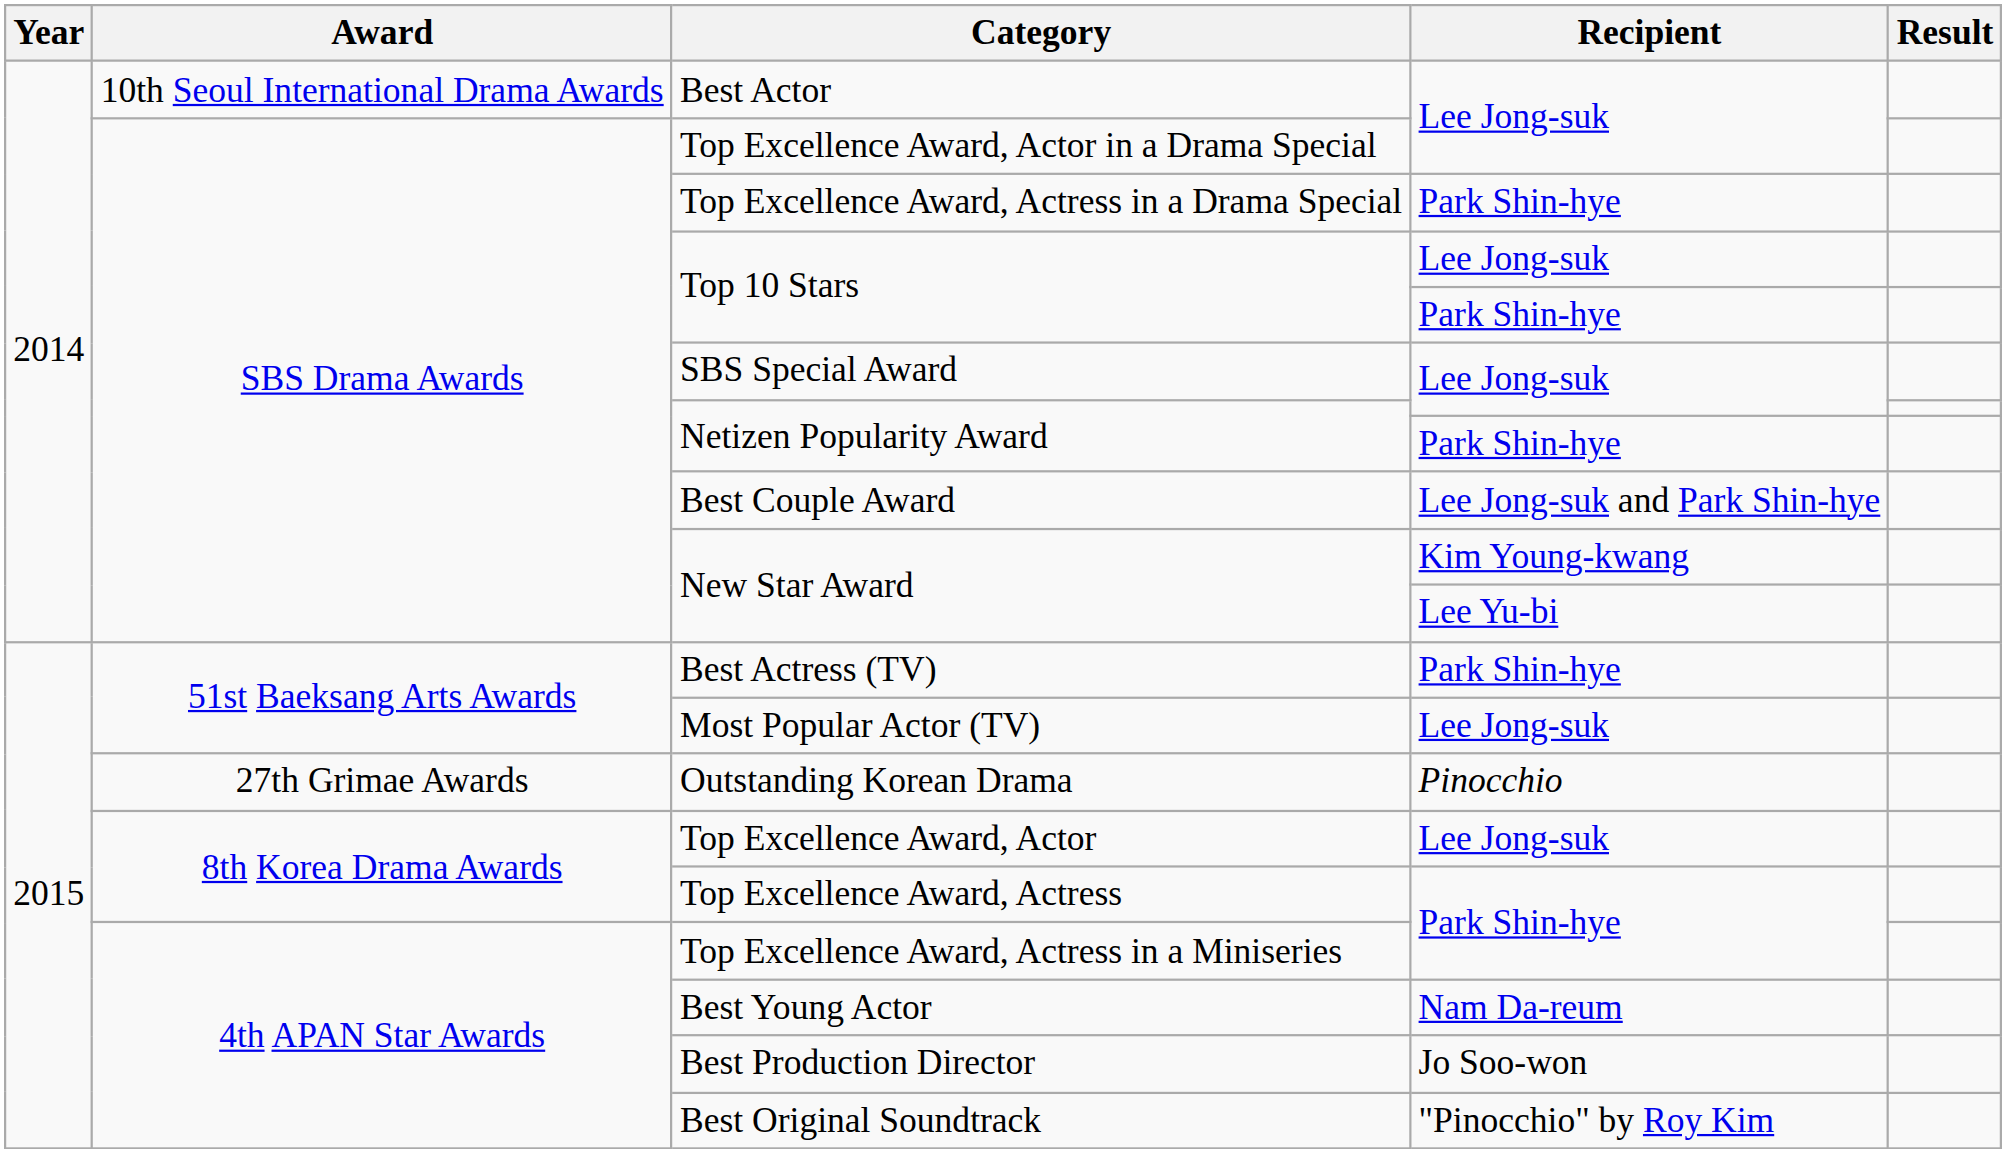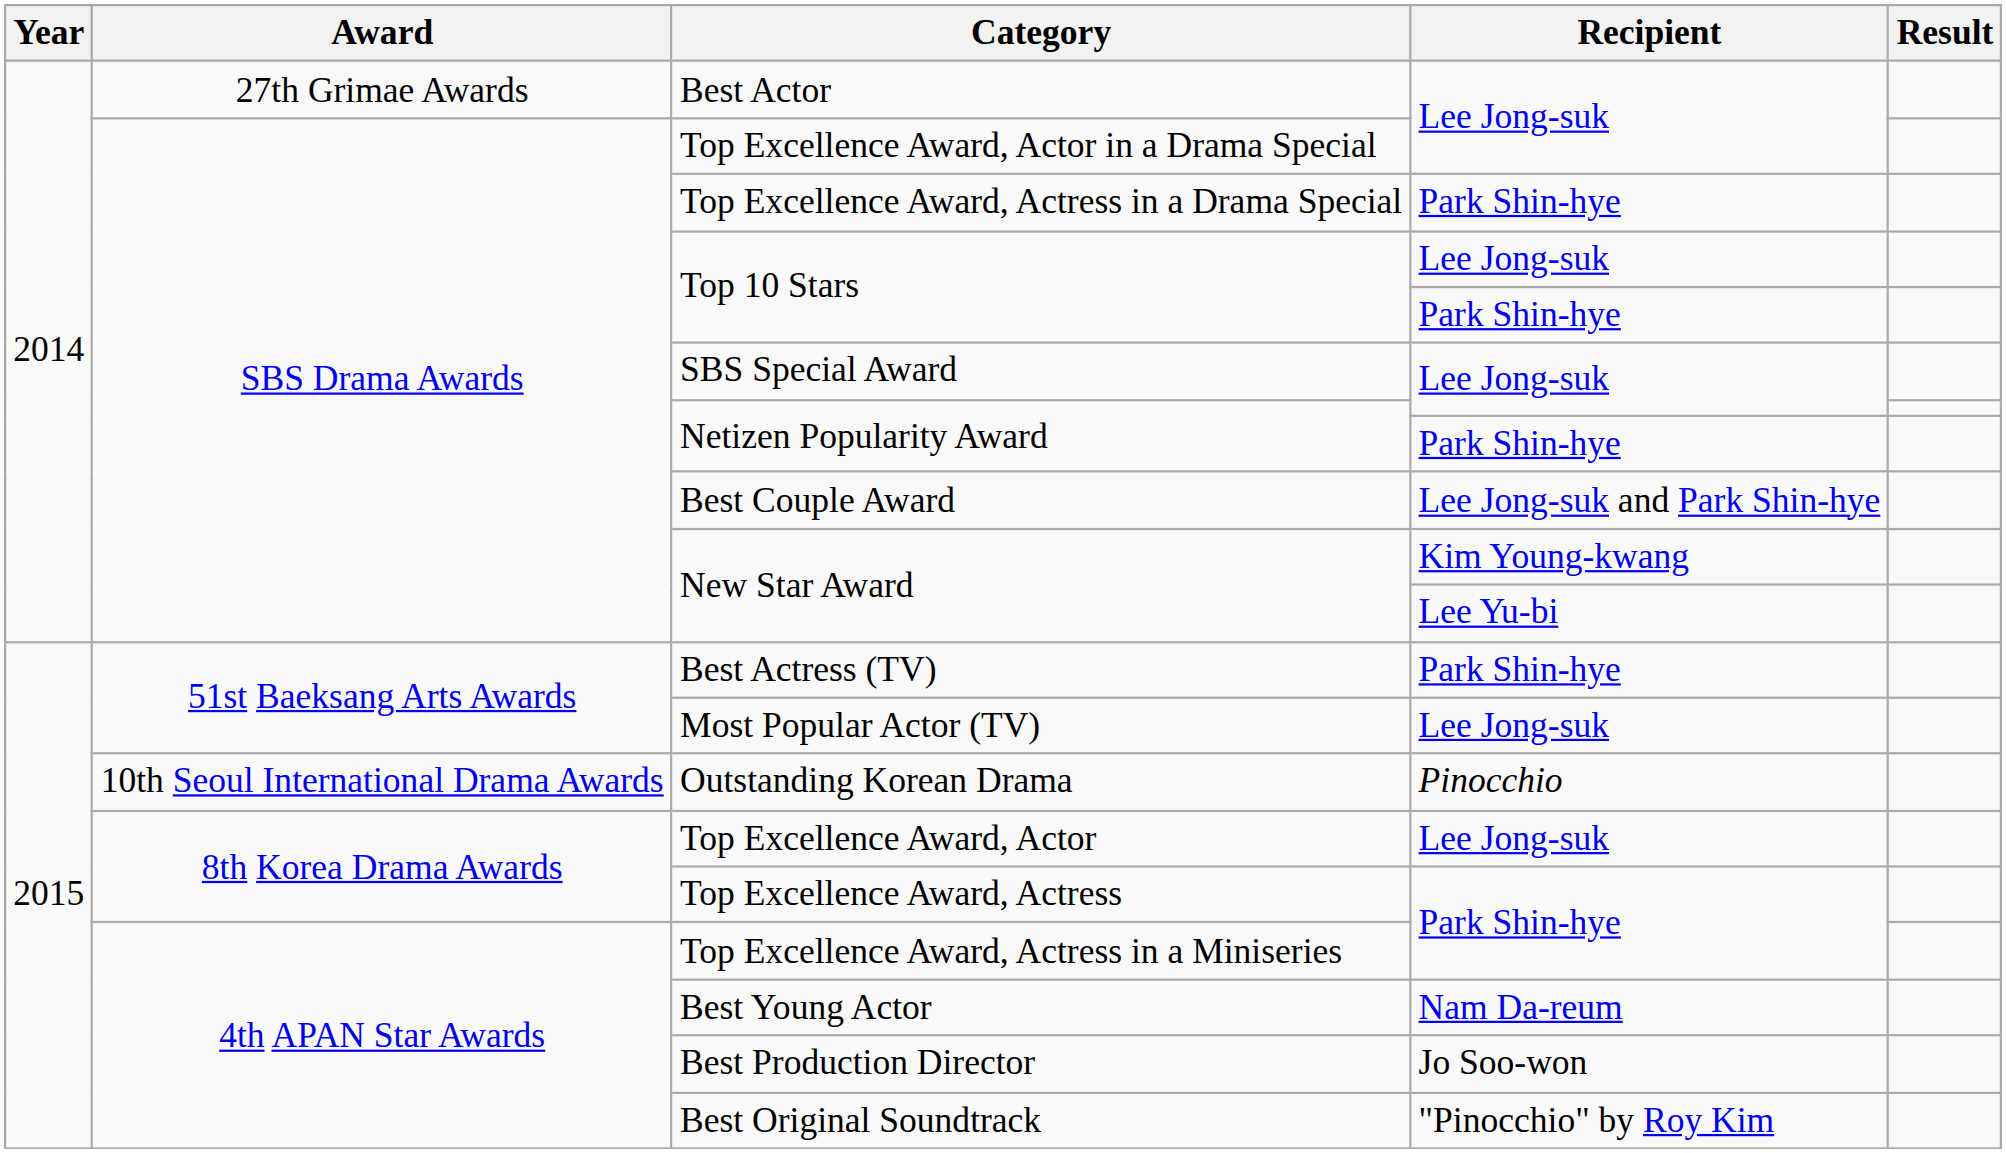(382, 88) 10th Seoul International Drama Awards -> (382, 88) 27th Grimae Awards
(382, 781) 27th Grimae Awards -> (382, 781) 10th Seoul International Drama Awards
